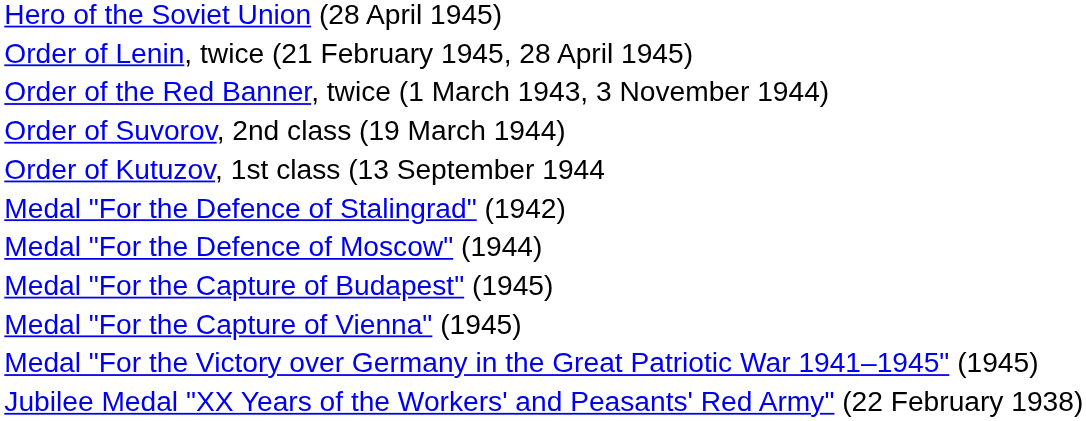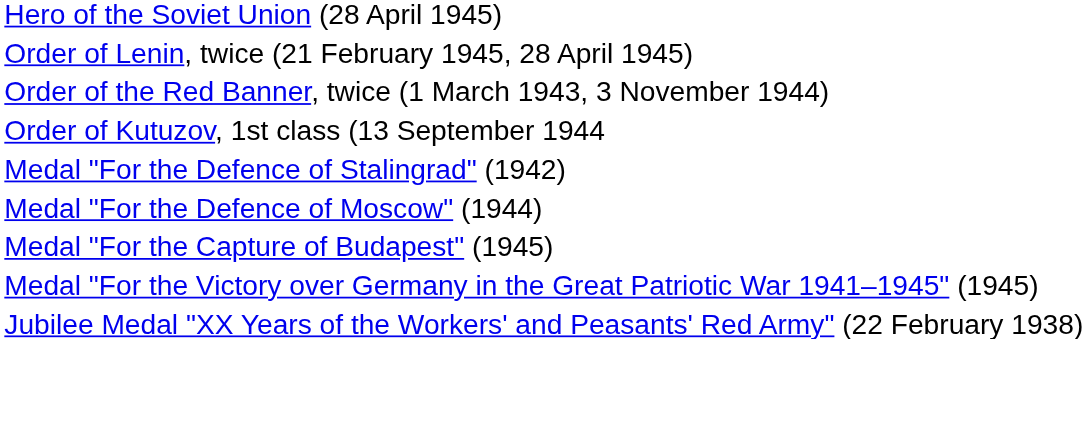- row: (285, 130)
- row: (263, 324)
